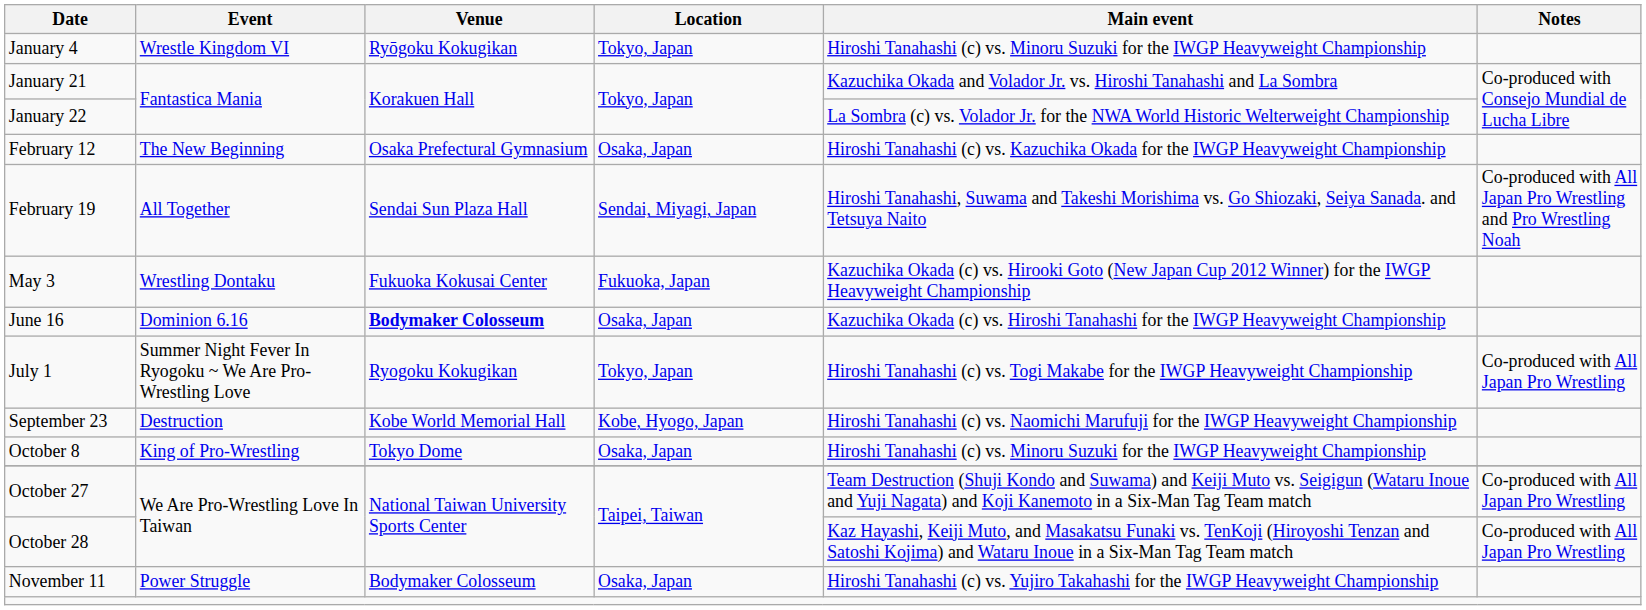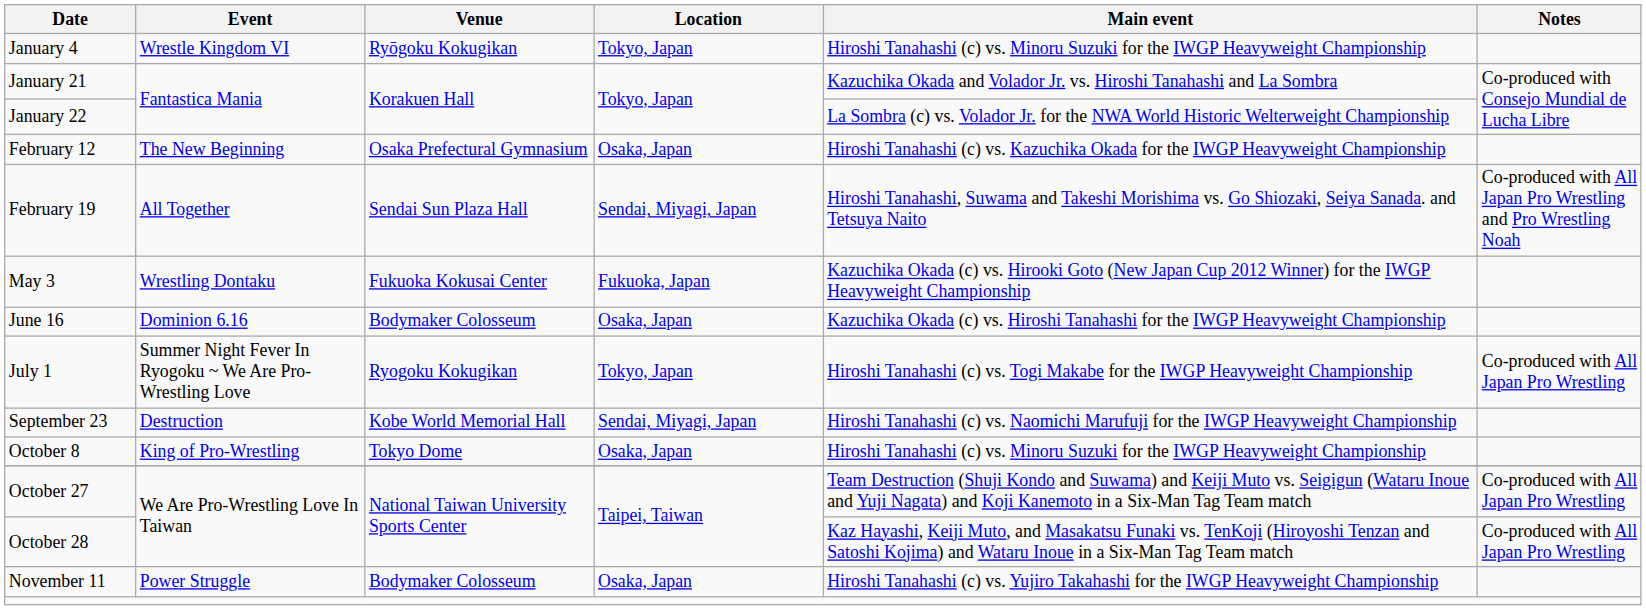(457, 320) bold -> (452, 320) normal
(671, 421) Kobe, Hyogo, Japan -> (677, 421) Sendai, Miyagi, Japan
